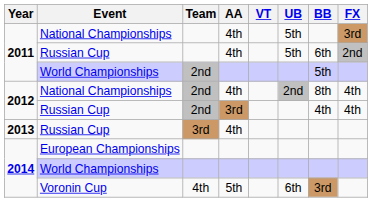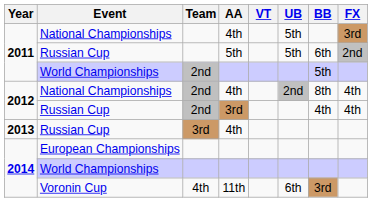(234, 53) 4th -> (234, 53) 5th
(234, 187) 5th -> (234, 187) 11th
